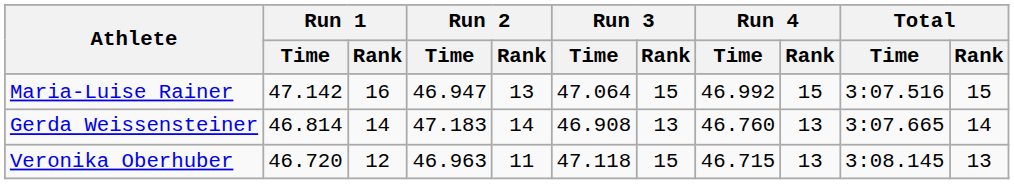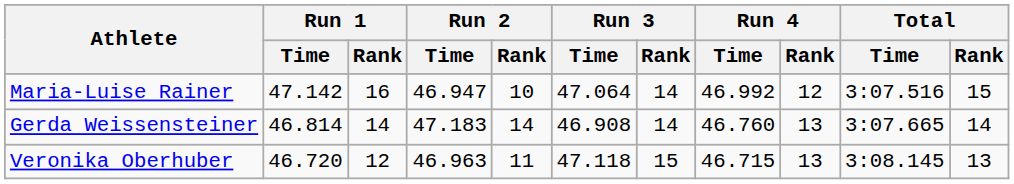(522, 92) 13 -> (522, 92) 10
(666, 92) 15 -> (666, 92) 14
(810, 92) 15 -> (810, 92) 12
(666, 126) 13 -> (666, 126) 14
